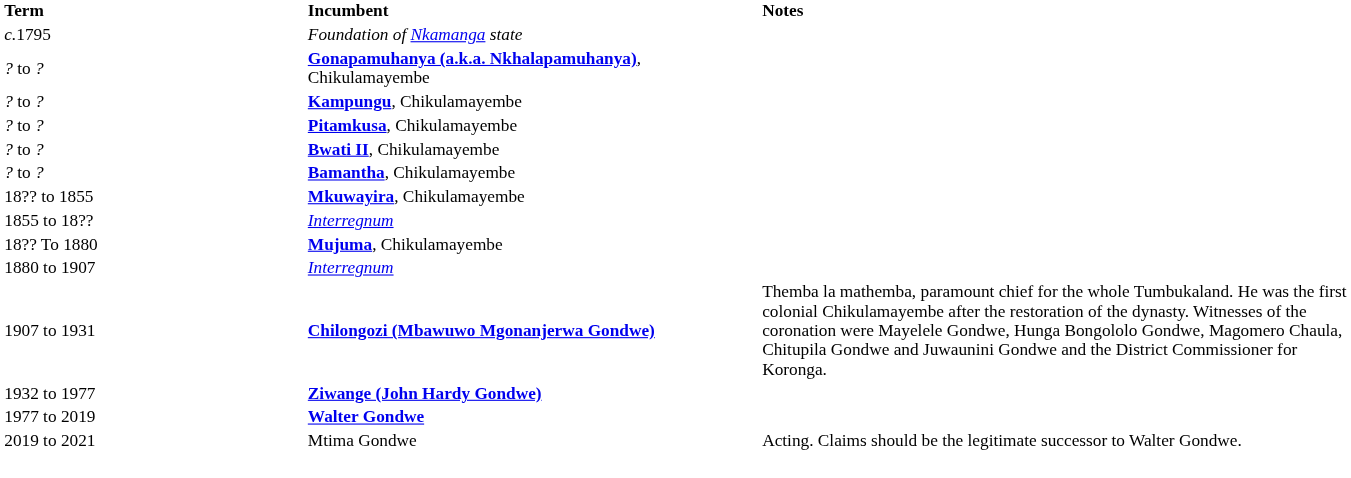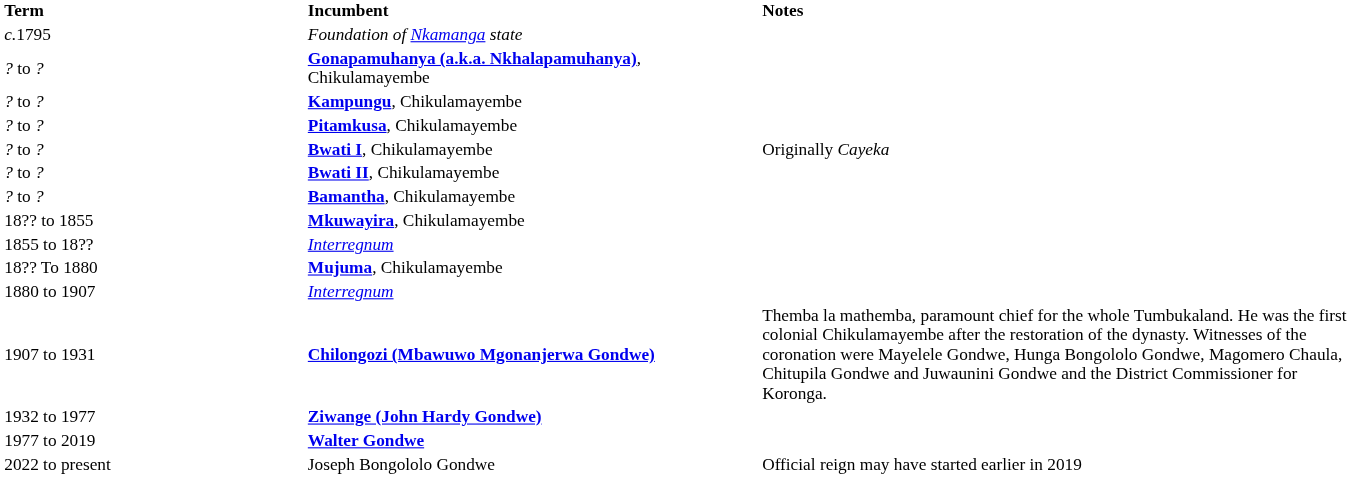+ row: (24, 149)
- row: (50, 440)
+ row: (58, 464)
